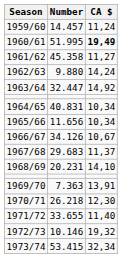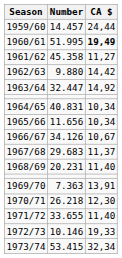(101, 27) 11,24 -> (101, 27) 24,44
(101, 72) 14,24 -> (101, 72) 14,42
(101, 167) 14,10 -> (101, 167) 11,40
(101, 231) 19,32 -> (101, 231) 19,33
